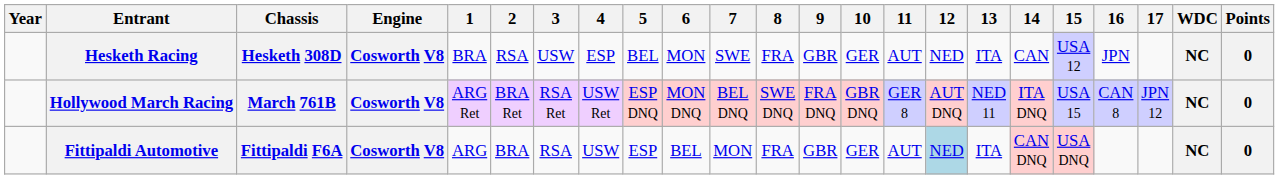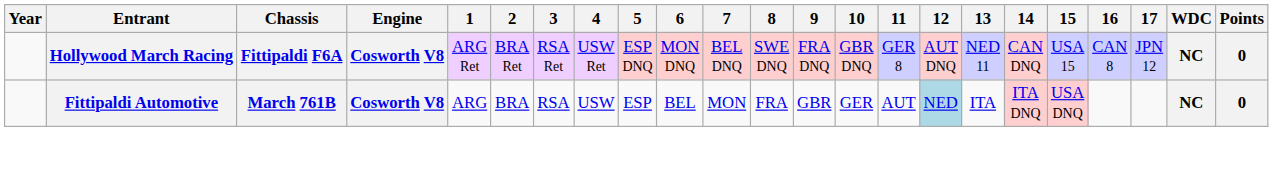- row: (141, 56)
(292, 103) March 761B -> (292, 56) Fittipaldi F6A
(1031, 103) ITA DNQ -> (1025, 56) CAN DNQ
(292, 150) Fittipaldi F6A -> (292, 103) March 761B
(1031, 150) CAN DNQ -> (1025, 103) ITA DNQ
